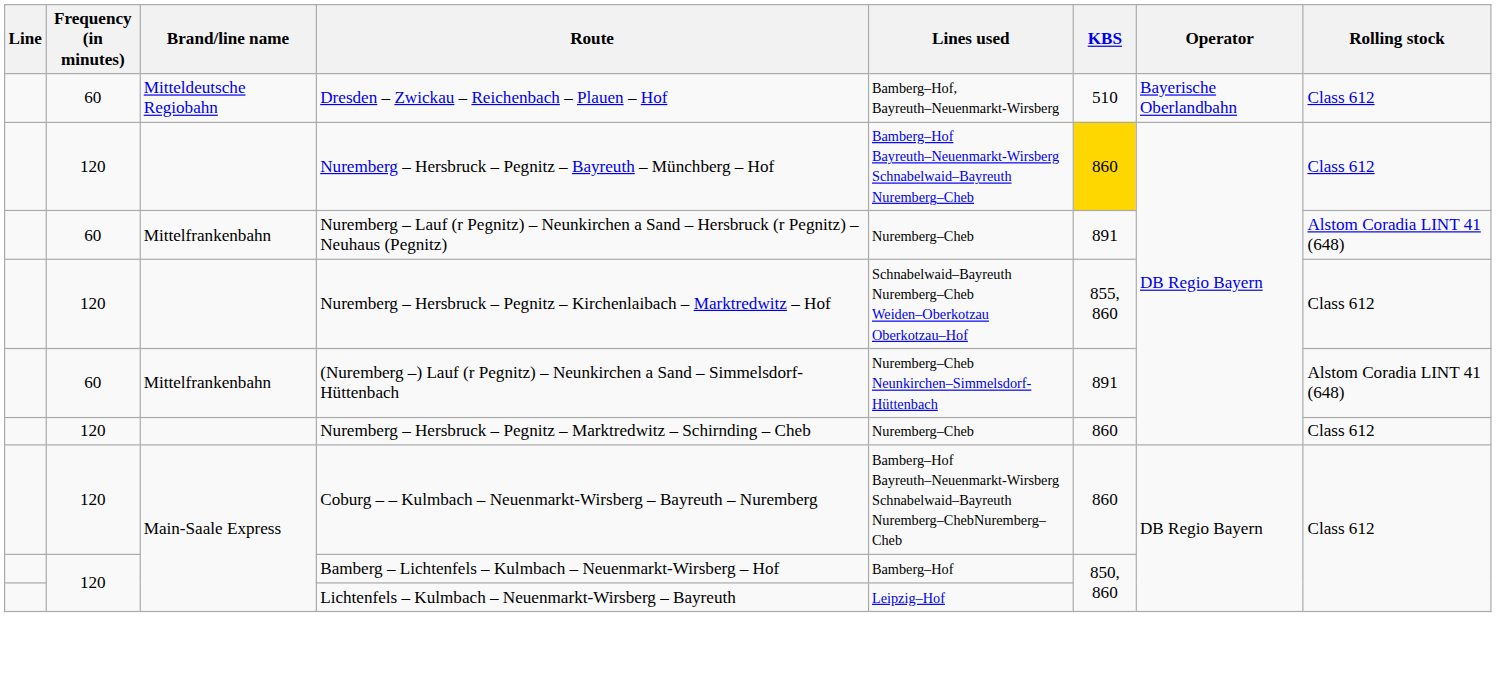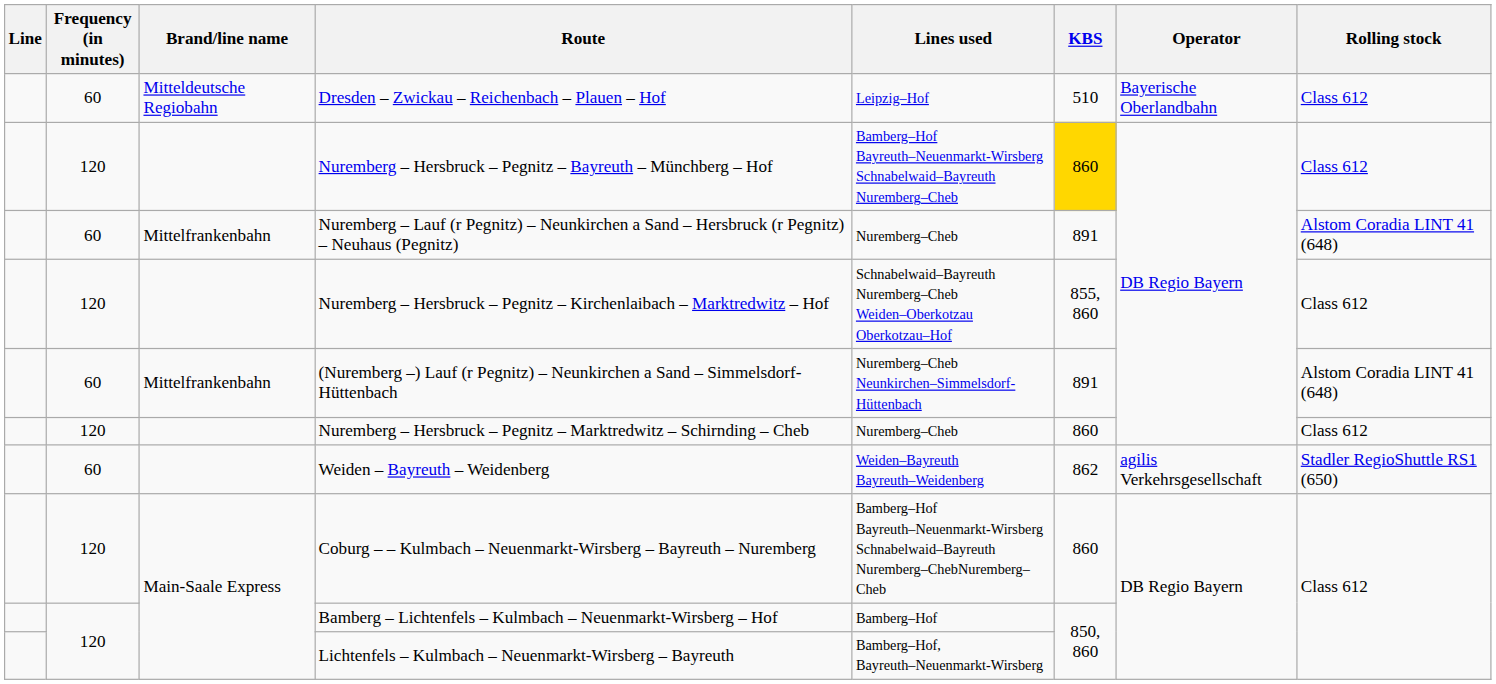(966, 99) Bamberg–Hof, Bayreuth–Neuenmarkt-Wirsberg -> (892, 97) Leipzig–Hof
+ row: (434, 469)
(908, 597) Leipzig–Hof -> (949, 656) Bamberg–Hof, Bayreuth–Neuenmarkt-Wirsberg
